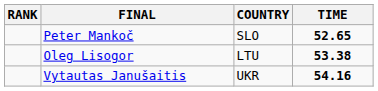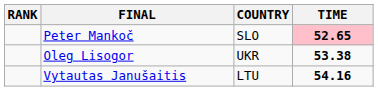(333, 35) no background -> (333, 35) pink background
(248, 55) LTU -> (248, 55) UKR
(248, 76) UKR -> (248, 76) LTU
